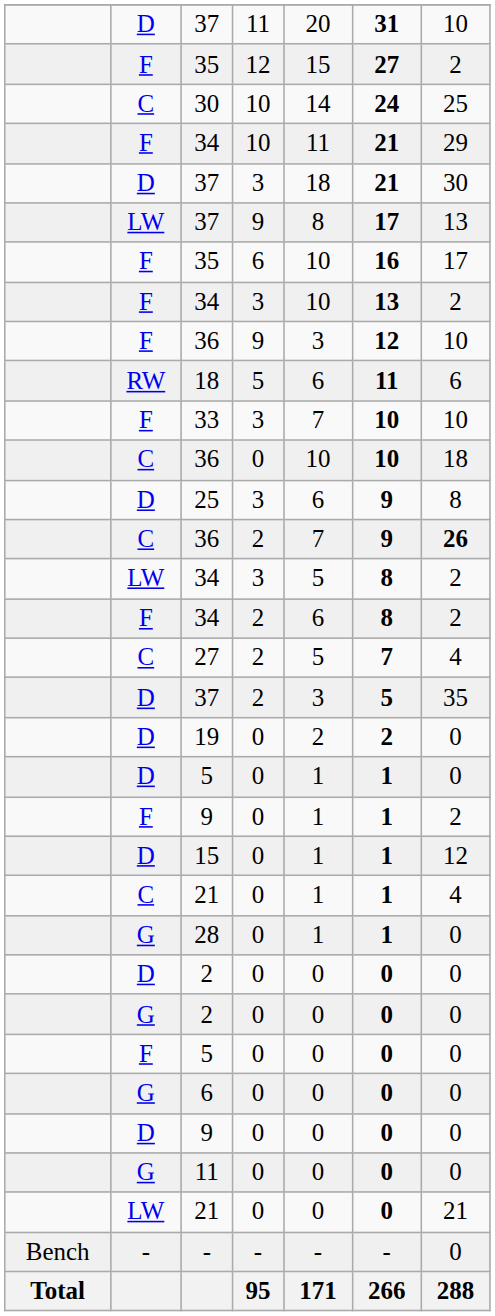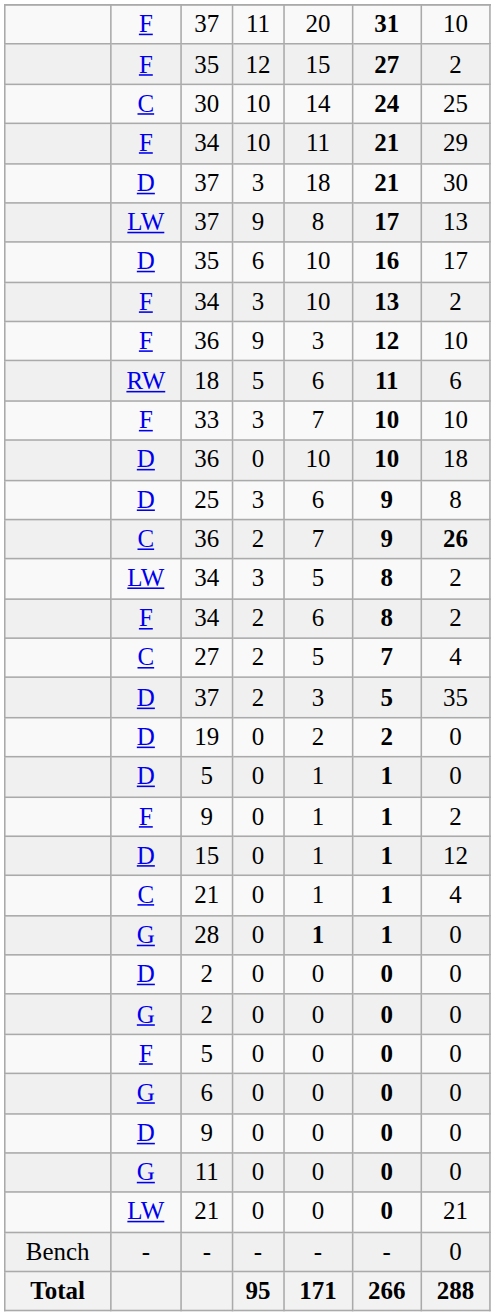(146, 24) D -> (146, 24) F
(146, 261) F -> (146, 261) D
(146, 459) C -> (146, 459) D
(318, 934) normal -> (318, 934) bold
